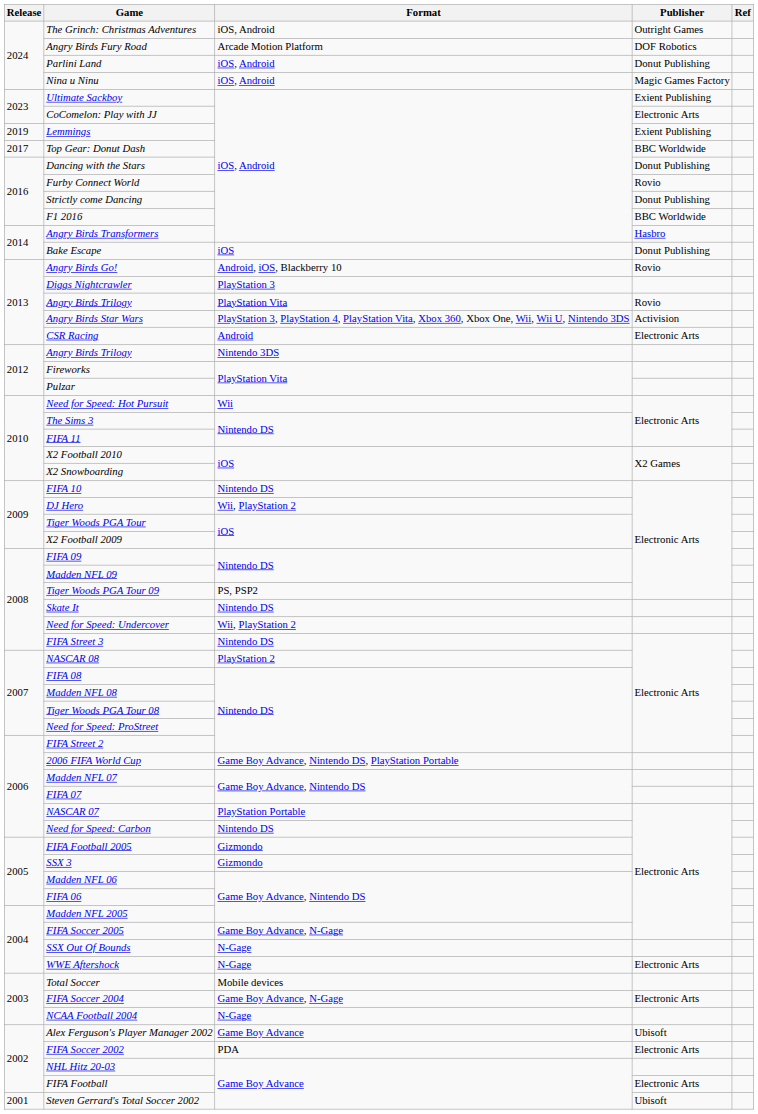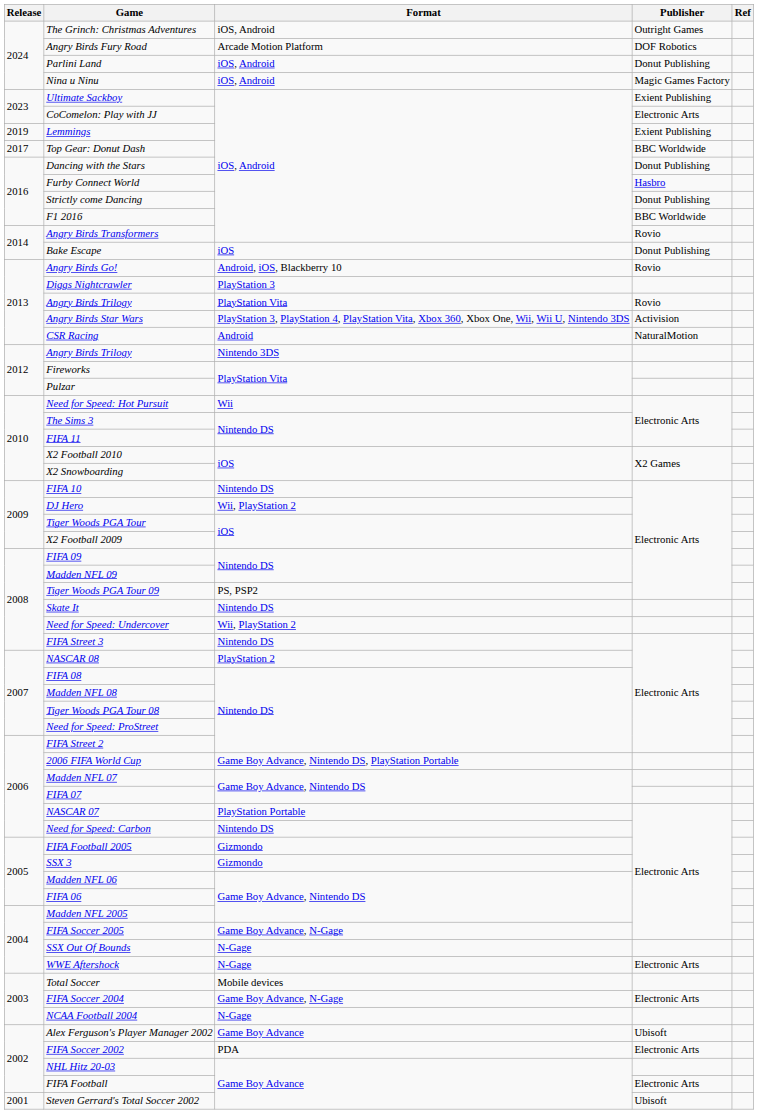(648, 183) Rovio -> (650, 183) Hasbro
(650, 234) Hasbro -> (648, 234) Rovio
(667, 336) Electronic Arts -> (666, 336) NaturalMotion
